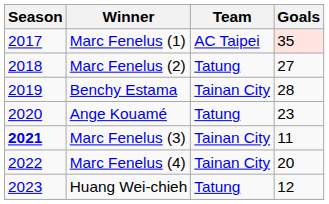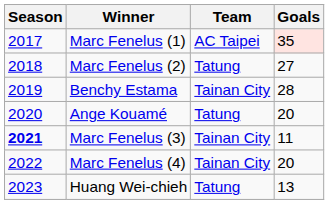(286, 114) 23 -> (286, 114) 20
(286, 187) 12 -> (286, 187) 13
